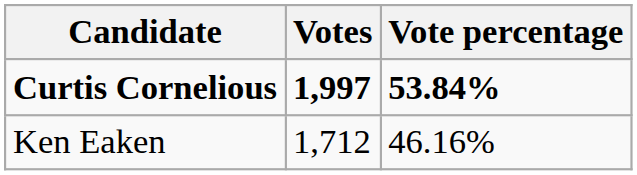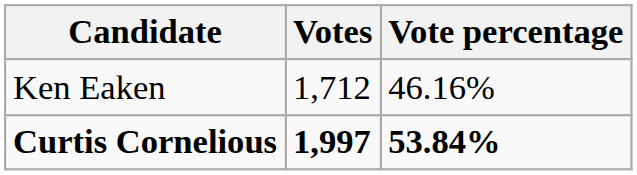rows swapped: (145, 86) <-> (89, 141)
